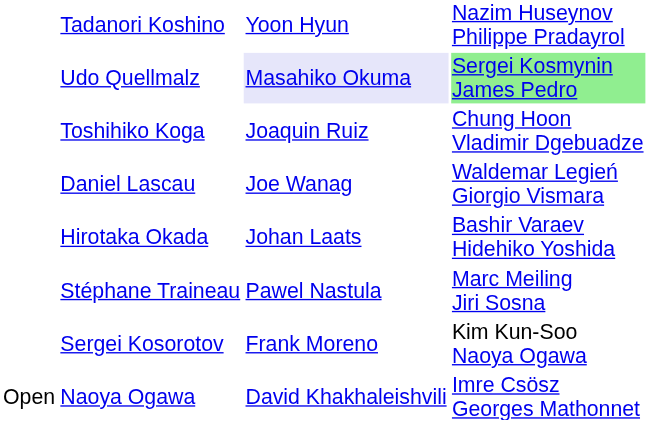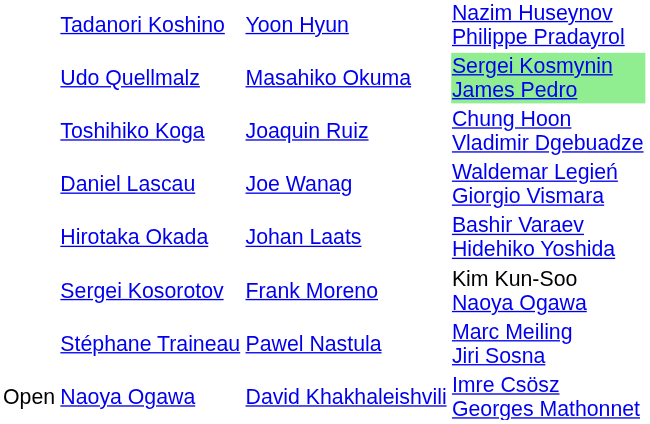(328, 77) lavender background -> (328, 77) no background
rows swapped: (150, 290) <-> (142, 343)
